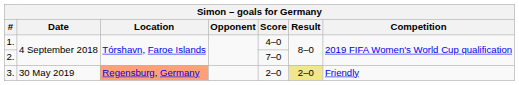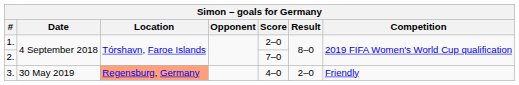(273, 42) 4–0 -> (273, 42) 2–0
(273, 73) 2–0 -> (273, 73) 4–0
(306, 73) khaki background -> (306, 73) no background
